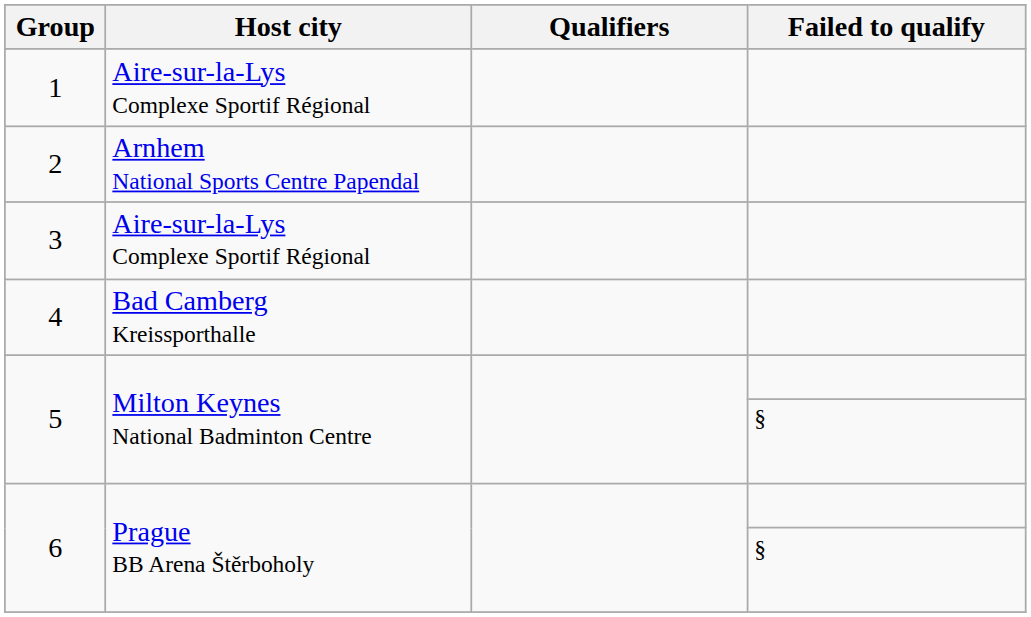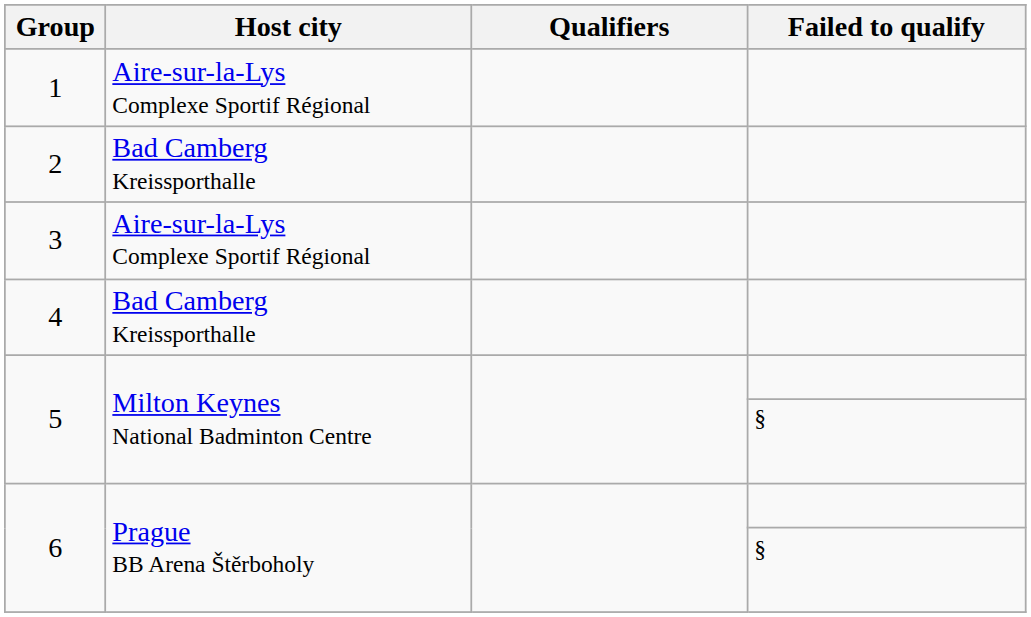(266, 163) Arnhem National Sports Centre Papendal -> (190, 163) Bad Camberg Kreissporthalle
